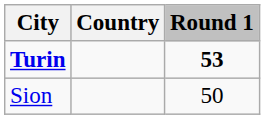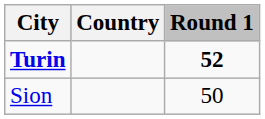(212, 59) 53 -> (212, 59) 52
